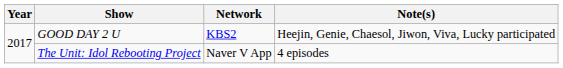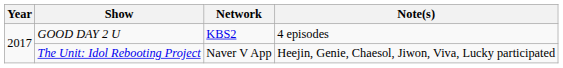(416, 33) Heejin, Genie, Chaesol, Jiwon, Viva, Lucky participated -> (303, 33) 4 episodes
(303, 53) 4 episodes -> (416, 53) Heejin, Genie, Chaesol, Jiwon, Viva, Lucky participated
